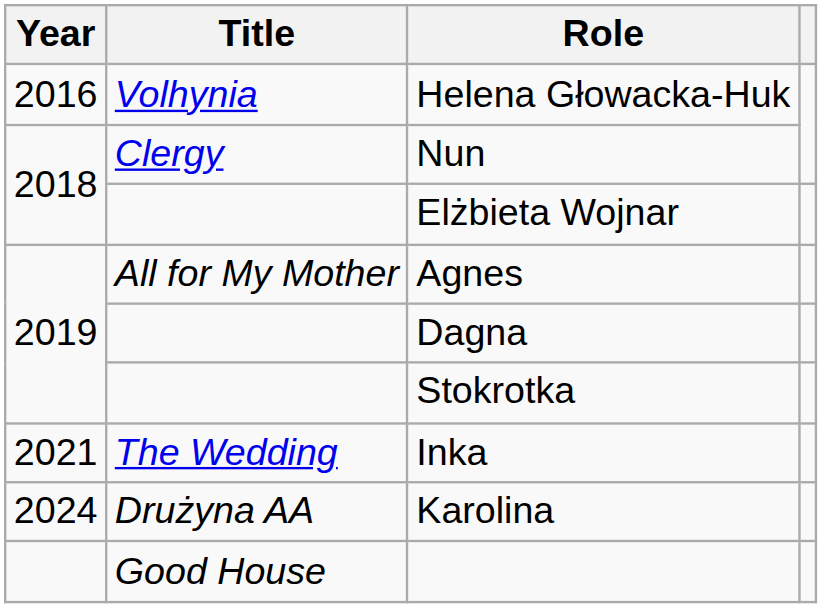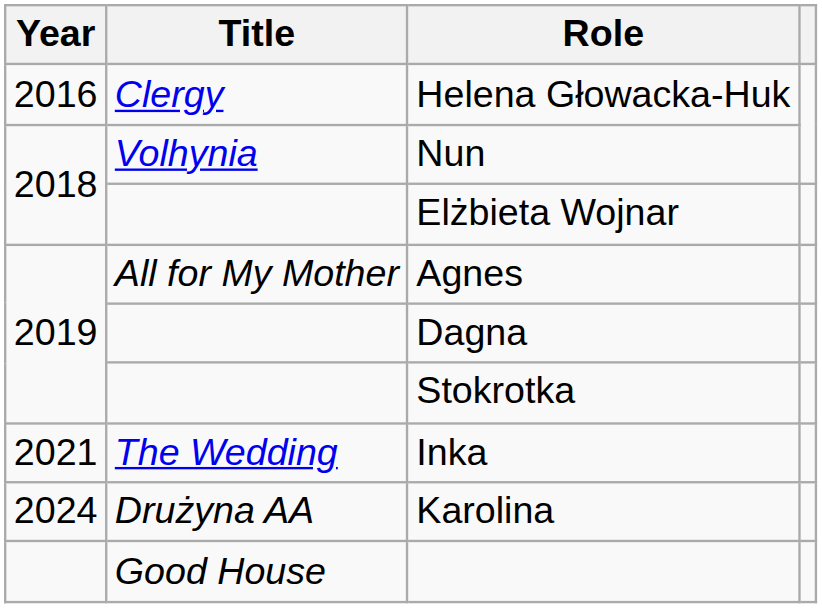(186, 93) Volhynia -> (169, 93) Clergy
(169, 153) Clergy -> (186, 153) Volhynia
